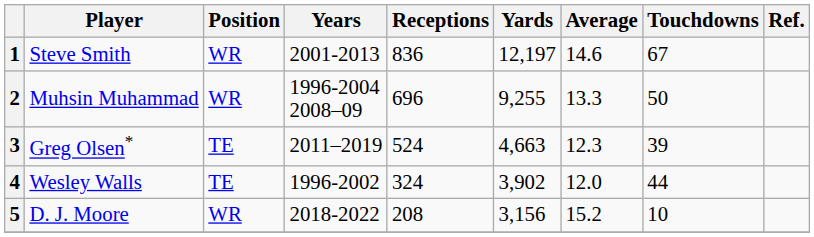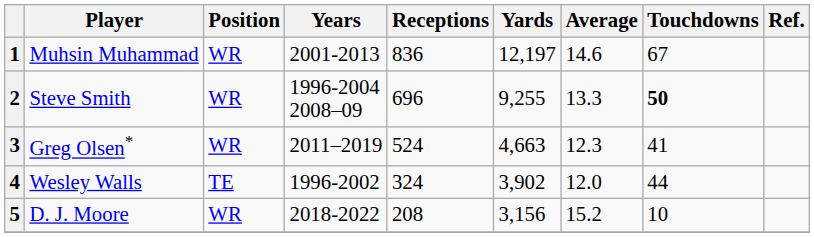(80, 53) Steve Smith -> (114, 53) Muhsin Muhammad
(114, 98) Muhsin Muhammad -> (80, 98) Steve Smith
(658, 98) normal -> (658, 98) bold
(221, 146) TE -> (225, 146) WR
(658, 146) 39 -> (658, 146) 41
